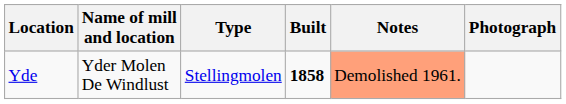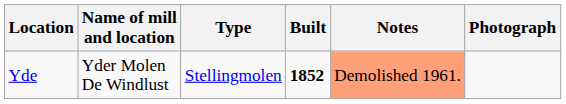(307, 74) 1858 -> (307, 74) 1852
